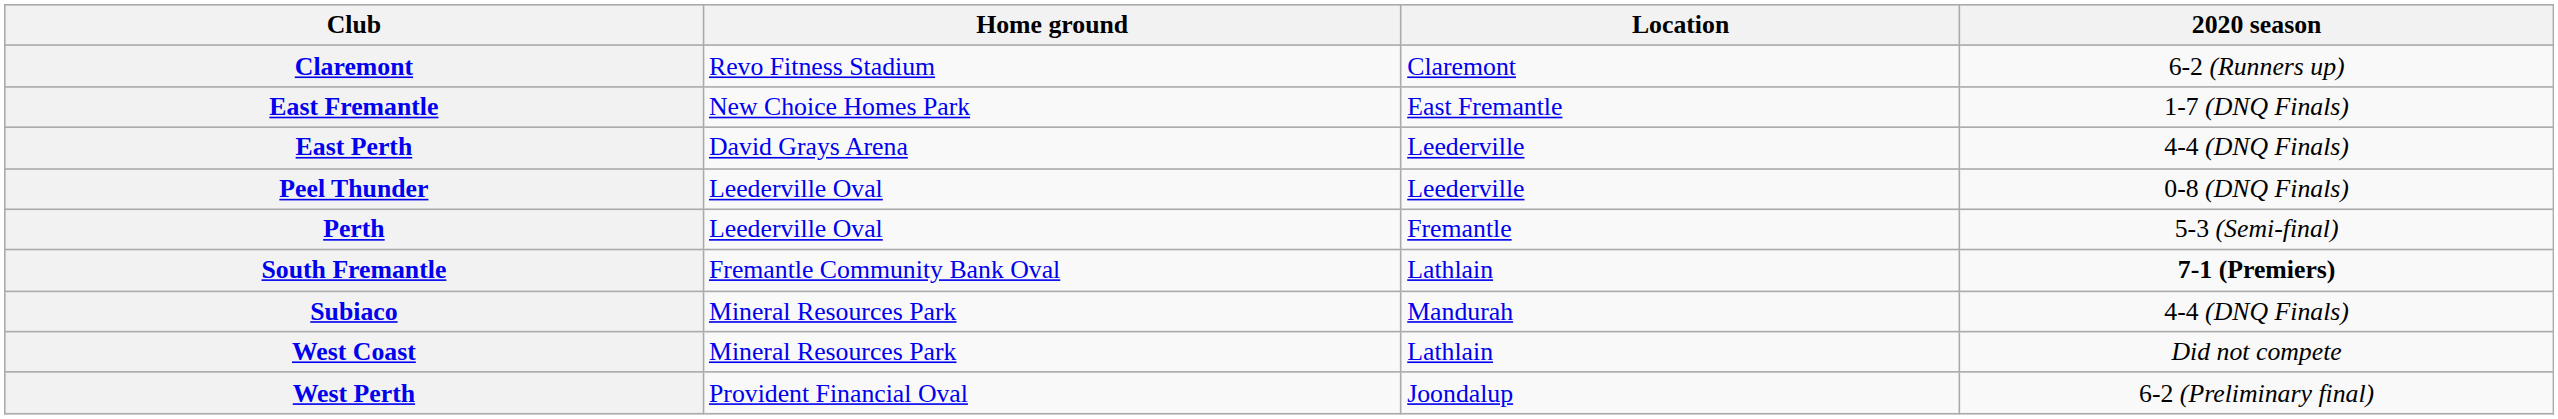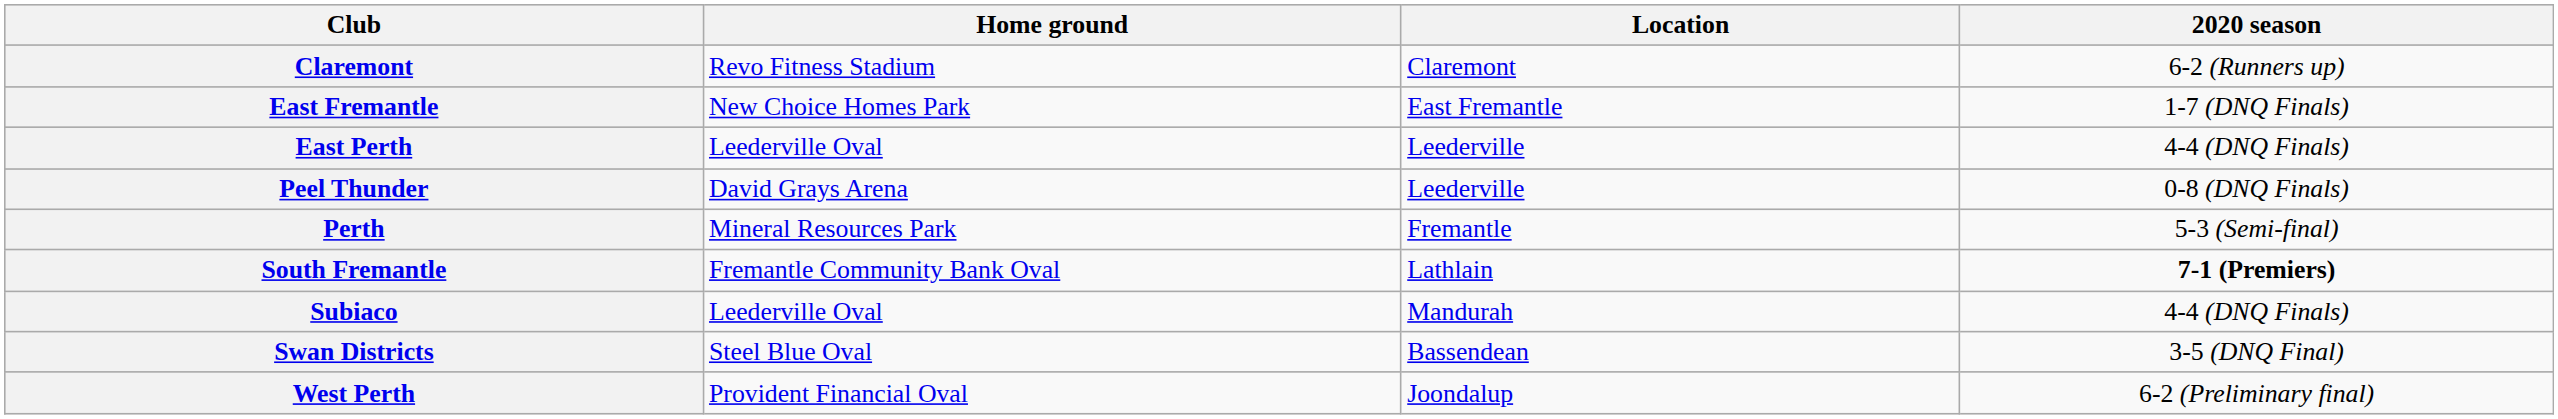(808, 147) David Grays Arena -> (796, 147) Leederville Oval
(796, 188) Leederville Oval -> (808, 188) David Grays Arena
(796, 229) Leederville Oval -> (833, 229) Mineral Resources Park
(833, 310) Mineral Resources Park -> (796, 310) Leederville Oval
+ row: (354, 351)
- row: (354, 351)
